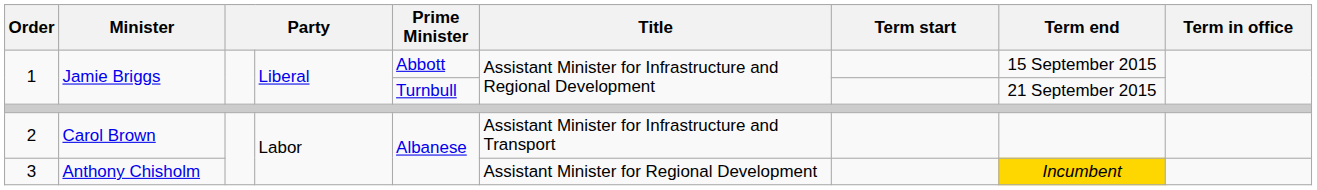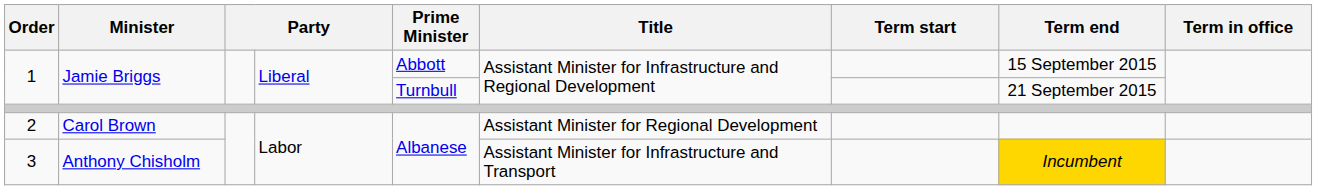(631, 135) Assistant Minister for Infrastructure and Transport -> (650, 125) Assistant Minister for Regional Development
(650, 171) Assistant Minister for Regional Development -> (631, 161) Assistant Minister for Infrastructure and Transport
